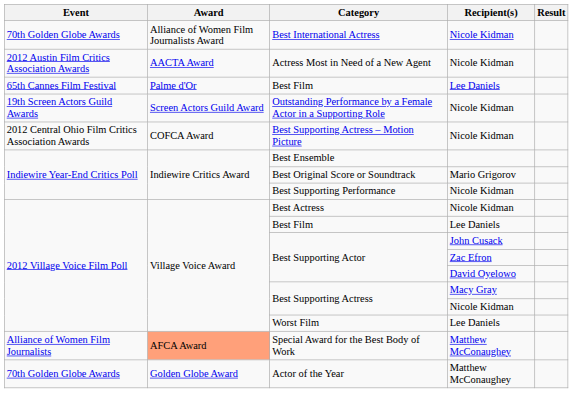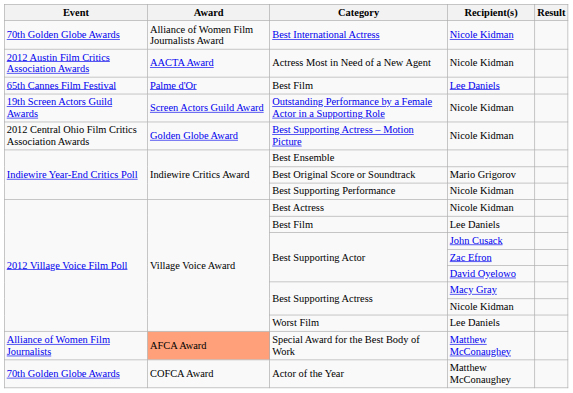(182, 136) COFCA Award -> (194, 136) Golden Globe Award
(194, 373) Golden Globe Award -> (182, 373) COFCA Award
